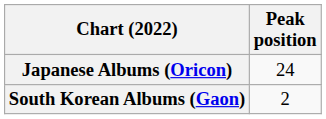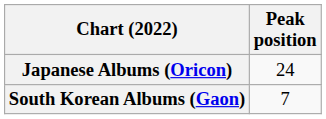(285, 98) 2 -> (285, 98) 7
